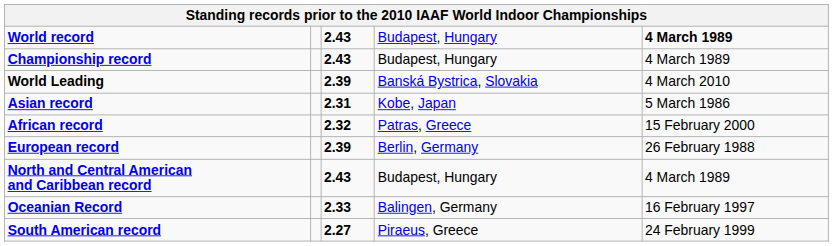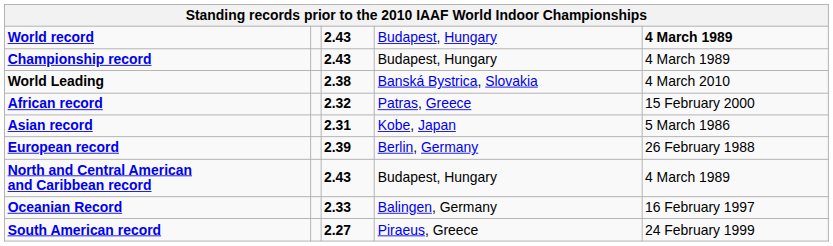(338, 81) 2.39 -> (338, 81) 2.38
rows swapped: (55, 125) <-> (50, 103)
